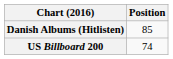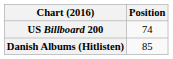rows swapped: (65, 29) <-> (65, 46)
